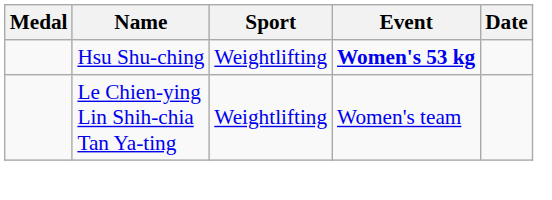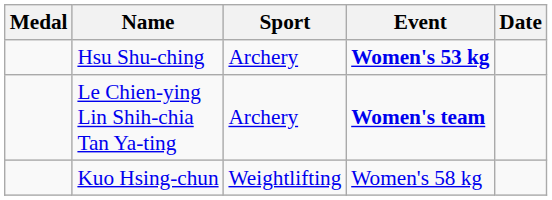(271, 57) Weightlifting -> (263, 57) Archery
(271, 117) Weightlifting -> (263, 117) Archery
(399, 117) normal -> (418, 117) bold
+ row: (148, 177)
